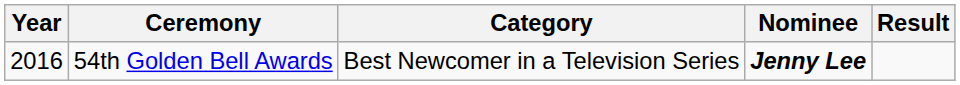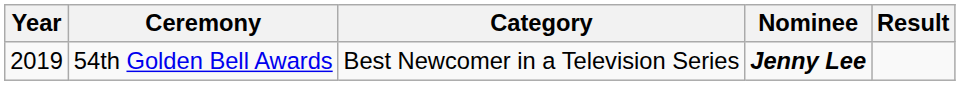(37, 60) 2016 -> (37, 60) 2019
